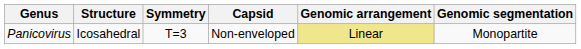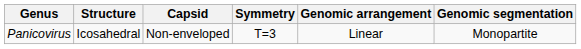columns swapped: (176, 14) <-> (253, 14)
(366, 33) khaki background -> (366, 33) no background
